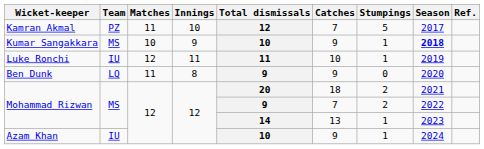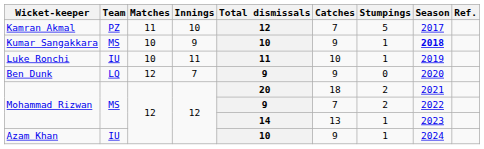(150, 58) 12 -> (150, 58) 10
(150, 74) 11 -> (150, 74) 12
(194, 74) 8 -> (194, 74) 7
